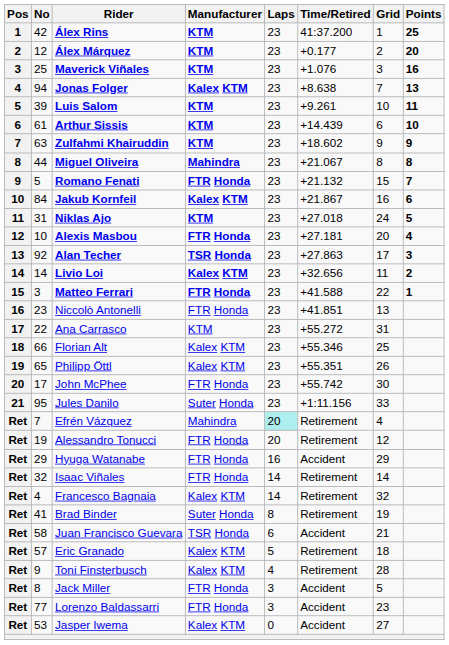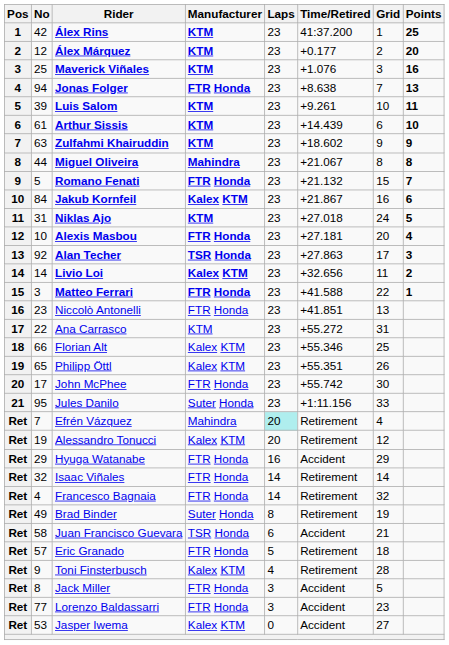(218, 88) Kalex KTM -> (219, 88) FTR Honda
(218, 440) FTR Honda -> (216, 440) Kalex KTM
(216, 496) Kalex KTM -> (218, 496) FTR Honda
(41, 514) 41 -> (41, 514) 49
(216, 551) Kalex KTM -> (218, 551) FTR Honda
